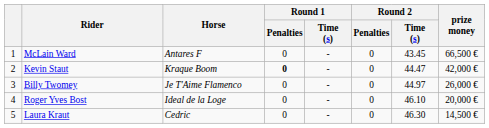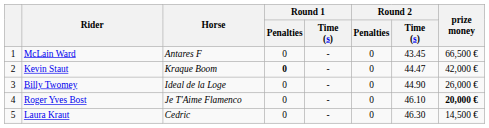(203, 85) Je T'Aime Flamenco -> (195, 85) Ideal de la Loge
(415, 85) 44.97 -> (415, 85) 44.90
(195, 100) Ideal de la Loge -> (203, 100) Je T'Aime Flamenco
(462, 100) normal -> (462, 100) bold
